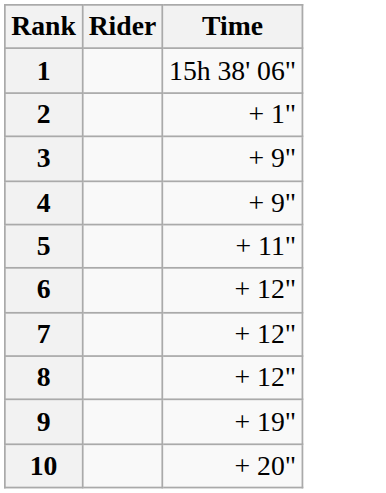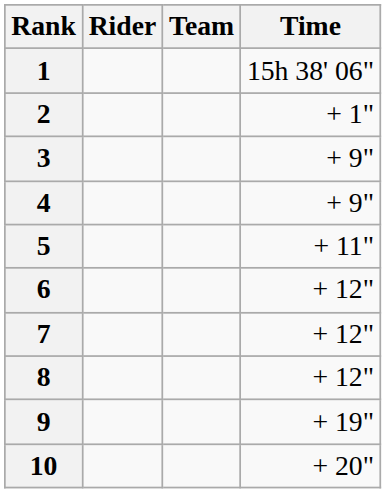+ column: (202, 26)
